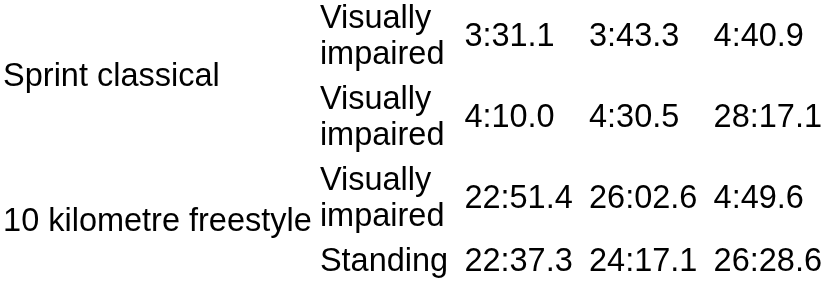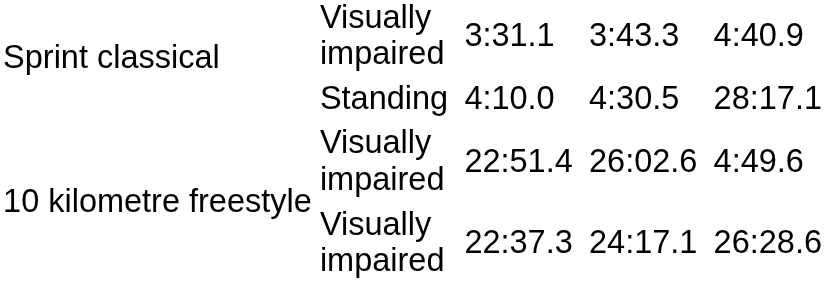(382, 116) Visually impaired -> (384, 98) Standing
(384, 260) Standing -> (382, 242) Visually impaired
